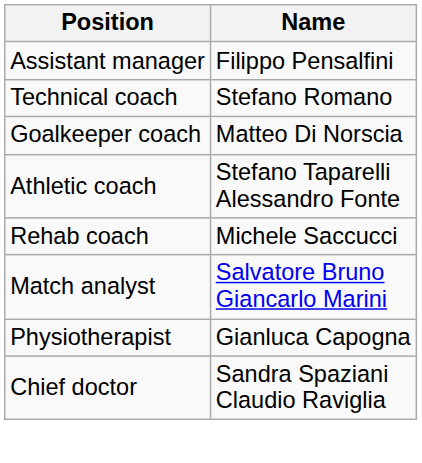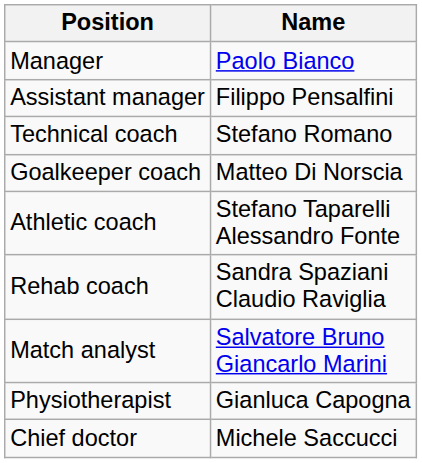+ row: (57, 60)
(307, 236) Michele Saccucci -> (302, 286) Sandra Spaziani Claudio Raviglia
(302, 387) Sandra Spaziani Claudio Raviglia -> (307, 438) Michele Saccucci
